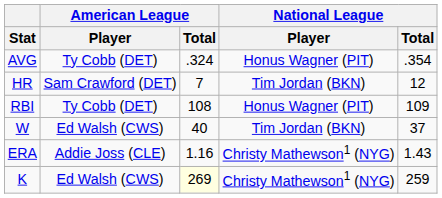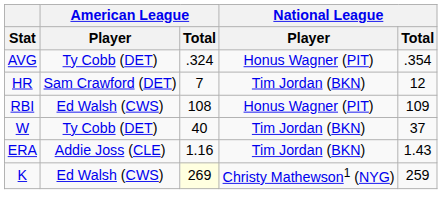(110, 106) Ty Cobb (DET) -> (110, 106) Ed Walsh (CWS)
(110, 128) Ed Walsh (CWS) -> (110, 128) Ty Cobb (DET)
(309, 153) Christy Mathewson1 (NYG) -> (309, 151) Tim Jordan (BKN)
